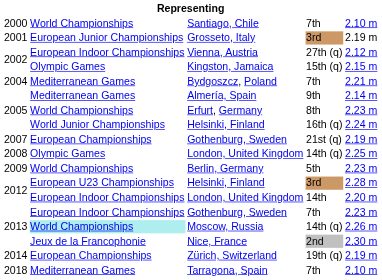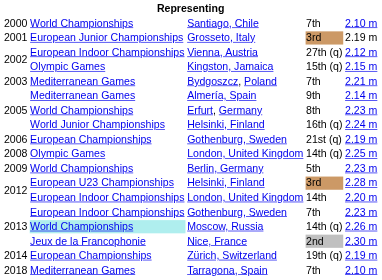(16, 81) 2004 -> (16, 81) 2003
(16, 139) 2007 -> (16, 139) 2006
